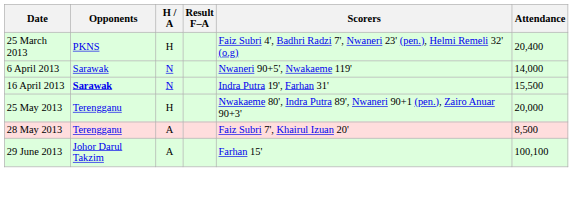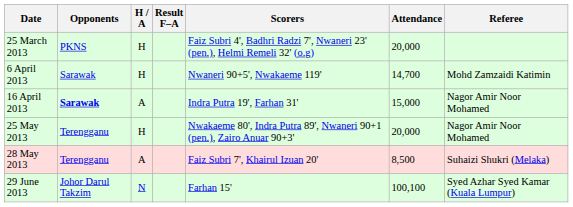+ column: (506, 18)
(529, 46) 20,400 -> (406, 46) 20,000
(170, 69) N -> (142, 74) H
(529, 69) 14,000 -> (406, 74) 14,700
(170, 85) N -> (142, 103) A
(529, 85) 15,500 -> (406, 103) 15,000
(170, 152) A -> (142, 187) N
